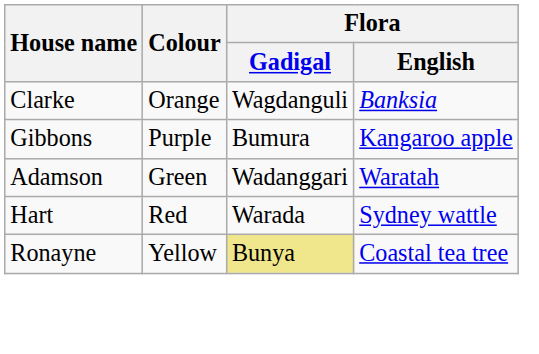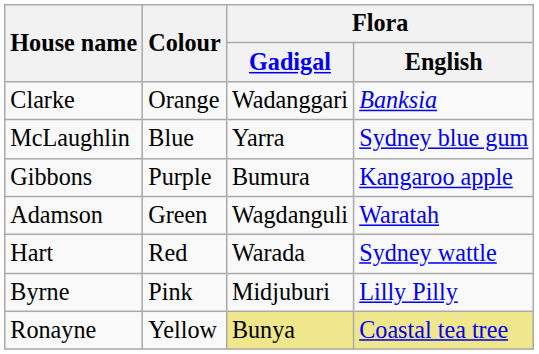(290, 100) Wagdanguli -> (290, 100) Wadanggari
+ row: (70, 138)
(290, 176) Wadanggari -> (290, 215) Wagdanguli
+ row: (40, 291)
(434, 253) no background -> (434, 330) khaki background
